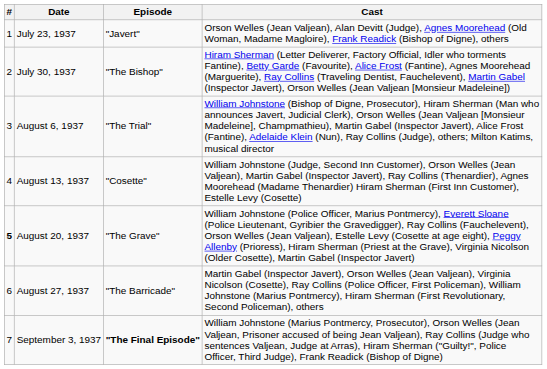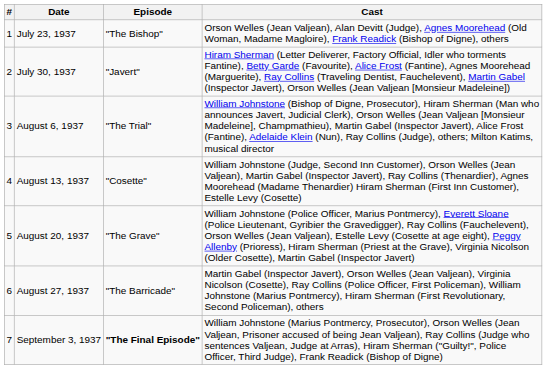(123, 33) "Javert" -> (134, 33) "The Bishop"
(134, 71) "The Bishop" -> (123, 71) "Javert"
(9, 236) bold -> (9, 236) normal
